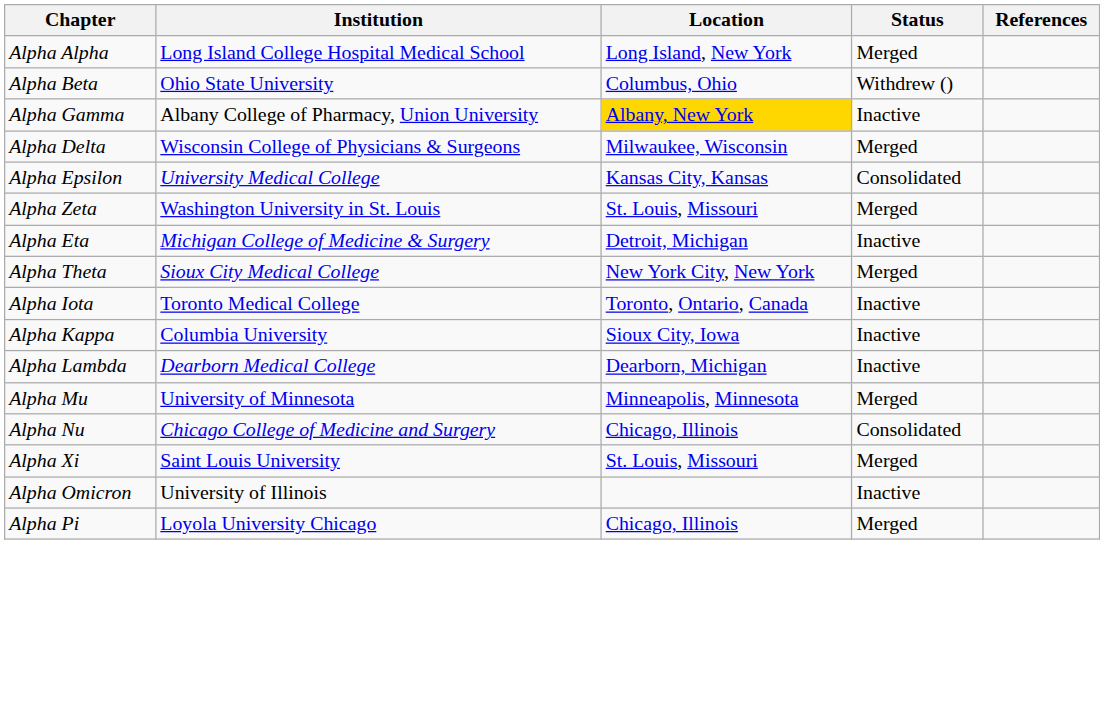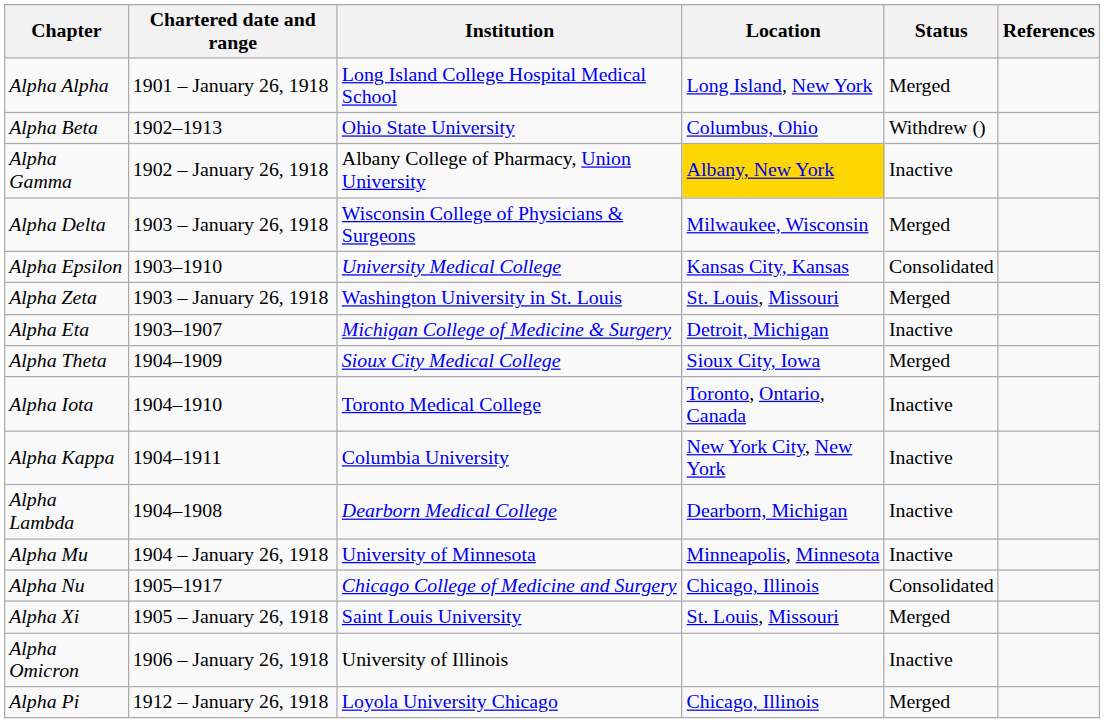+ column: (233, 31)
(710, 271) New York City, New York -> (753, 361) Sioux City, Iowa
(673, 334) Sioux City, Iowa -> (769, 457) New York City, New York
(887, 397) Merged -> (921, 554) Inactive
